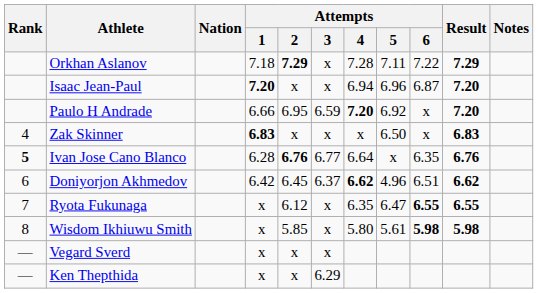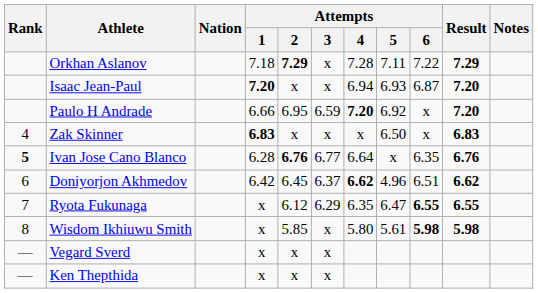(393, 87) 6.96 -> (393, 87) 6.93
(327, 205) x -> (327, 205) 6.29
(327, 275) 6.29 -> (327, 275) x
